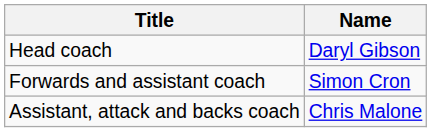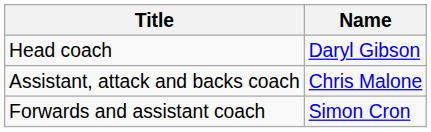rows swapped: (154, 112) <-> (137, 81)
